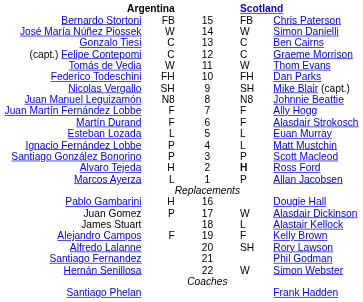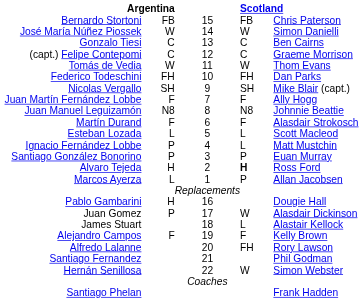rows swapped: (83, 100) <-> (73, 111)
(303, 134) Euan Murray -> (306, 134) Scott Macleod
(306, 156) Scott Macleod -> (303, 156) Euan Murray
(247, 247) SH -> (247, 247) FH
